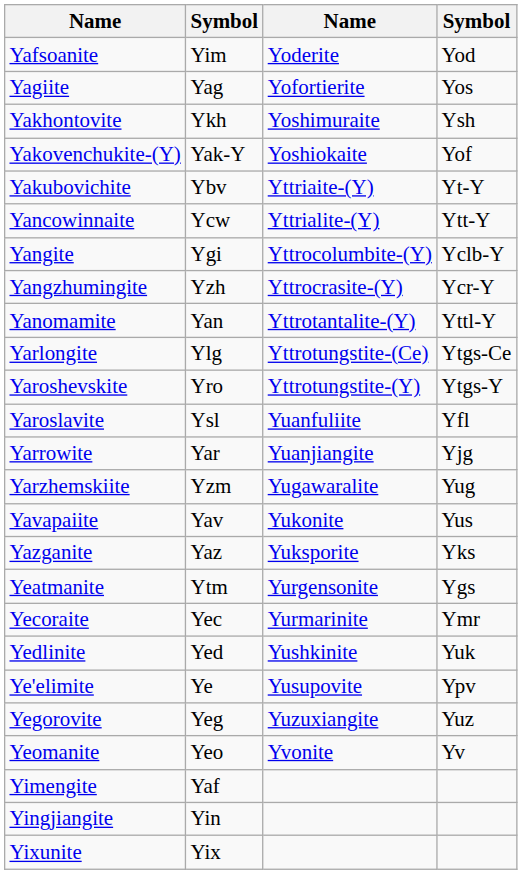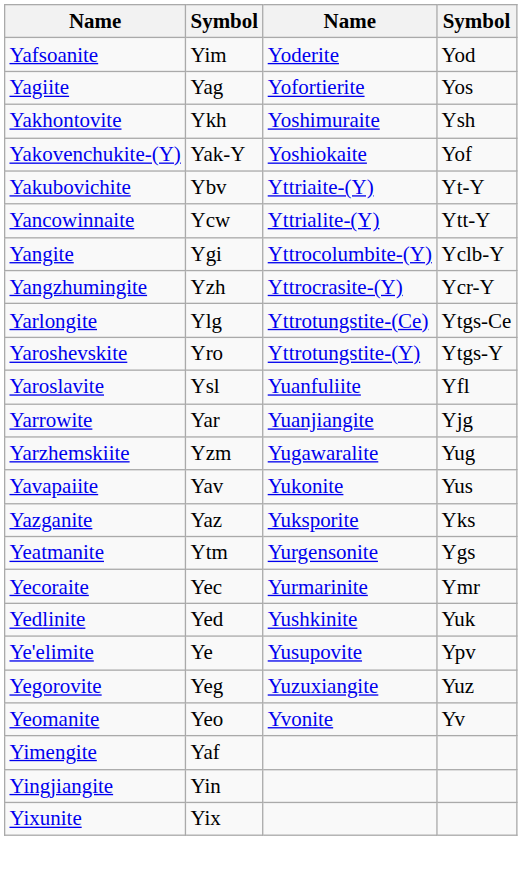- row: (63, 320)
